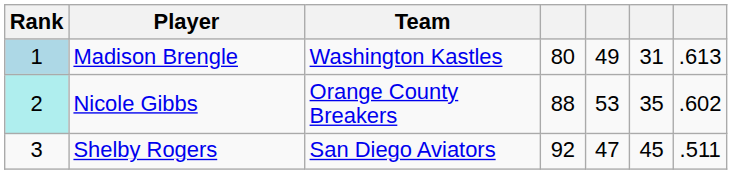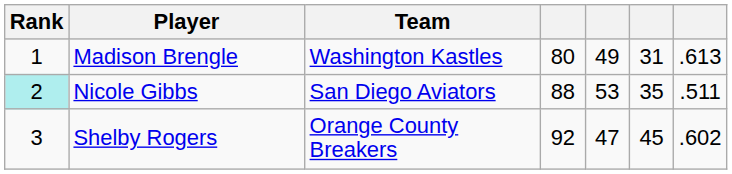(37, 56) lightblue background -> (37, 56) no background
(384, 103) Orange County Breakers -> (403, 91) San Diego Aviators
(700, 103) .602 -> (700, 91) .511
(403, 150) San Diego Aviators -> (384, 138) Orange County Breakers
(700, 150) .511 -> (700, 138) .602
